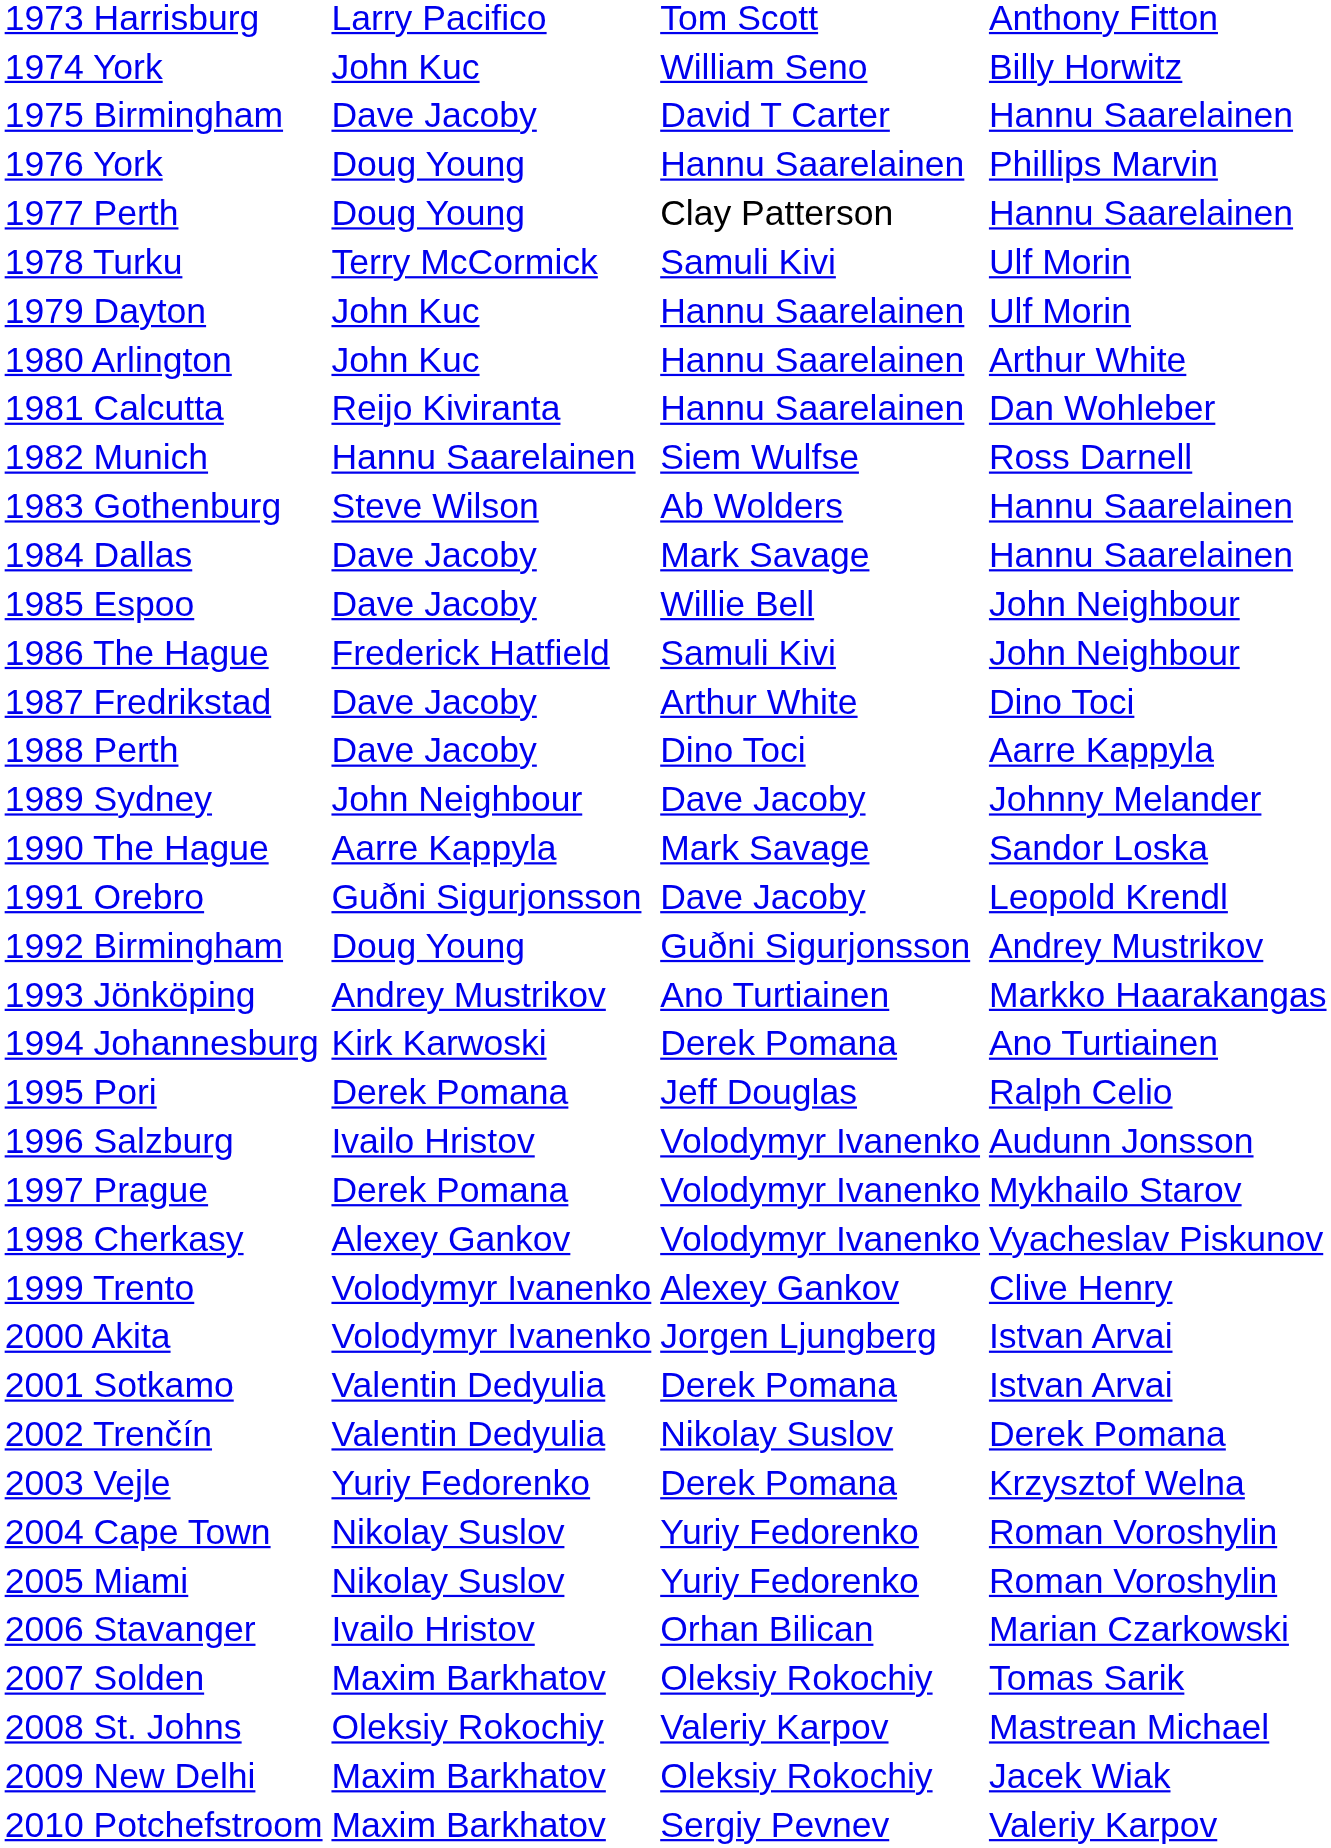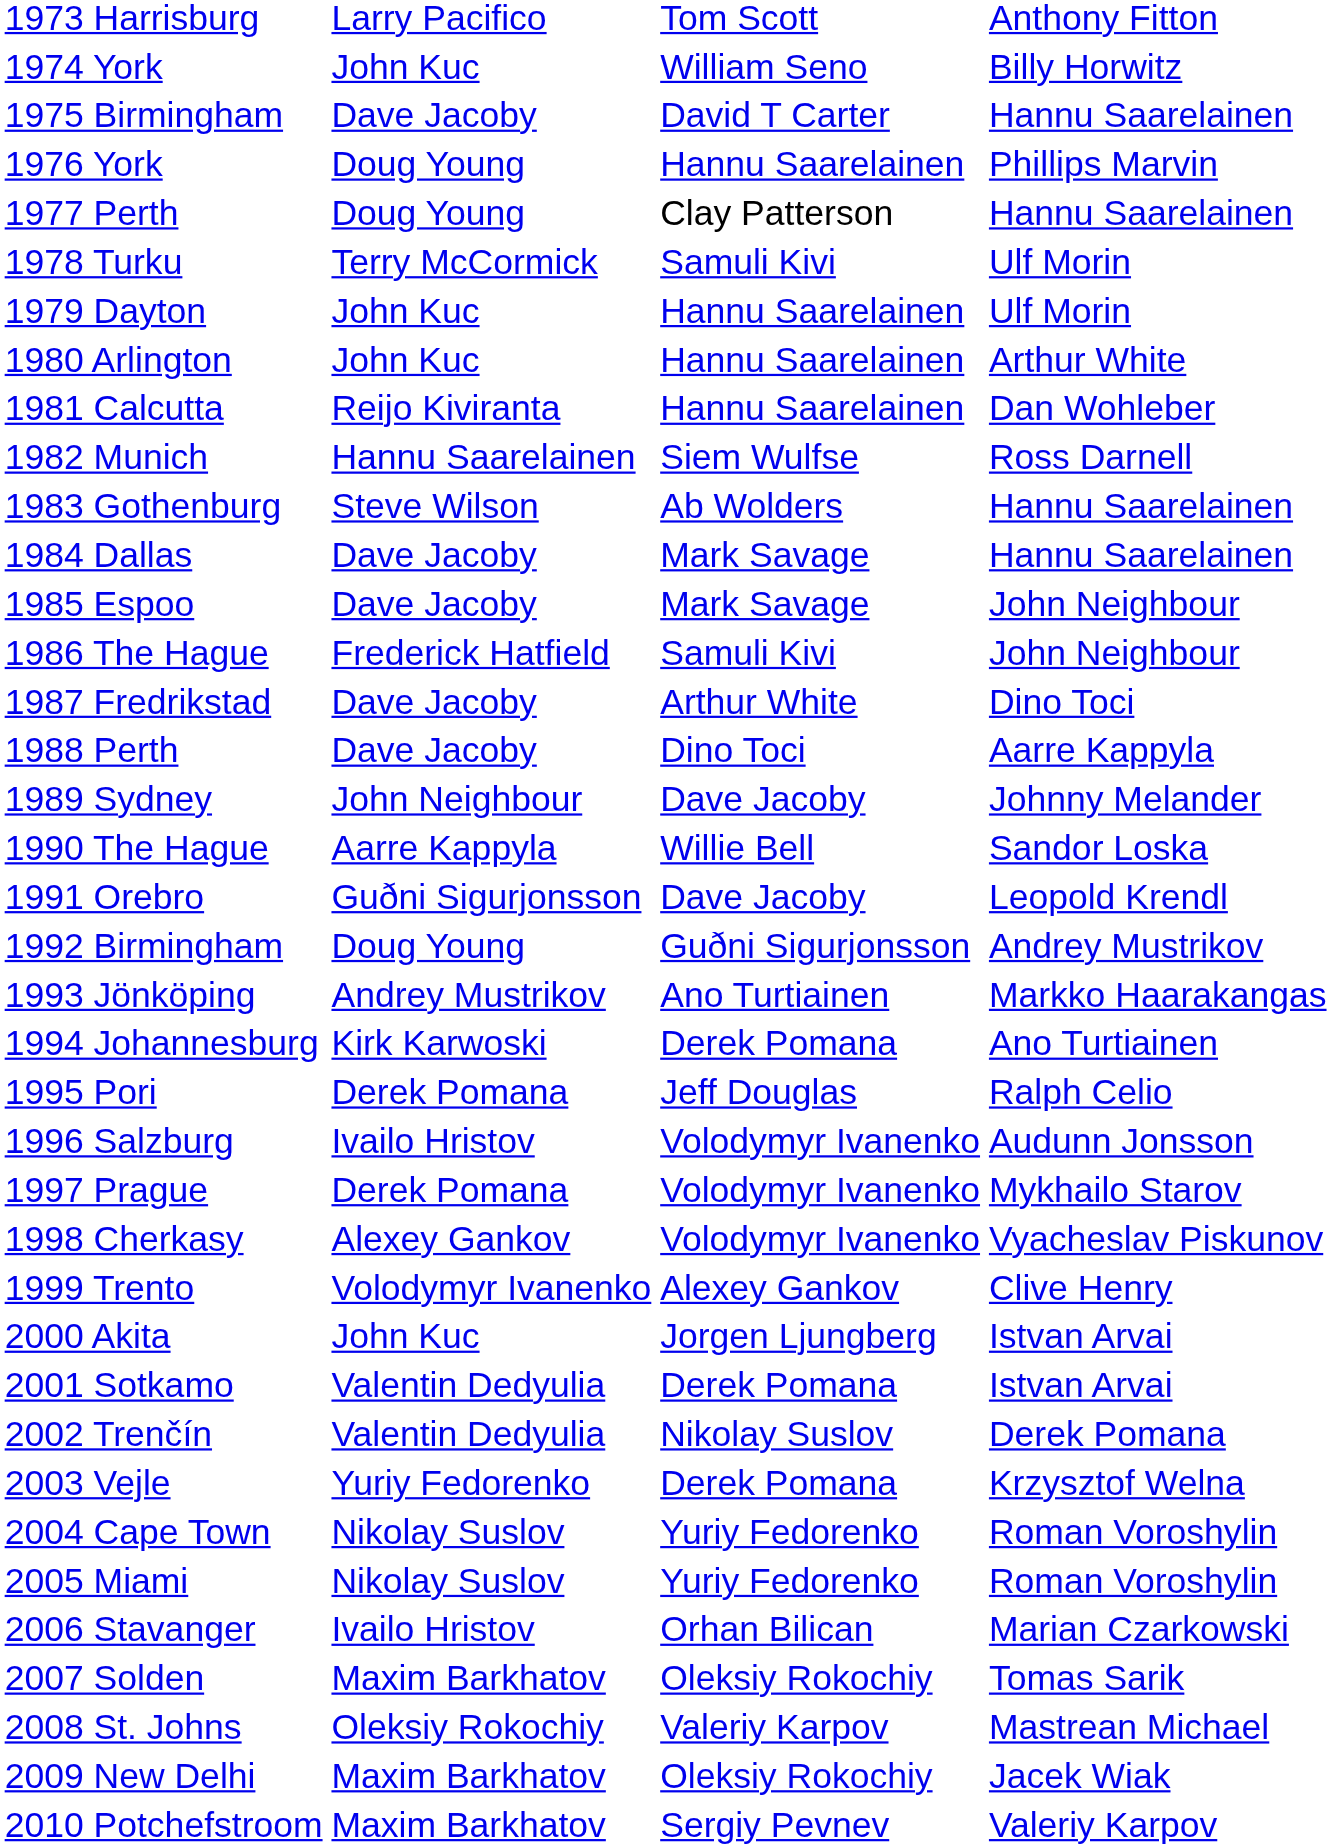(737, 604) Willie Bell -> (765, 604) Mark Savage
(765, 848) Mark Savage -> (737, 848) Willie Bell
(491, 1336) Volodymyr Ivanenko -> (406, 1336) John Kuc
